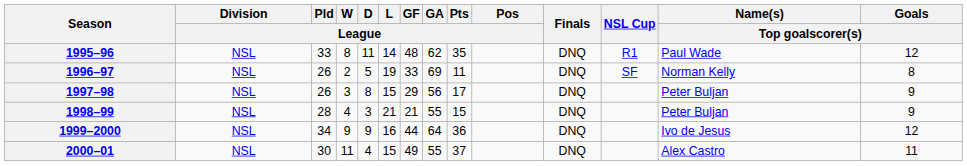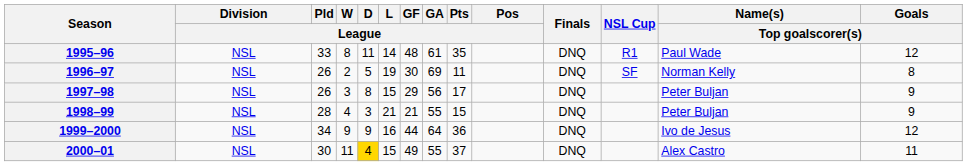(435, 53) 62 -> (435, 53) 61
(411, 72) 33 -> (411, 72) 30
(368, 151) no background -> (368, 151) gold background
